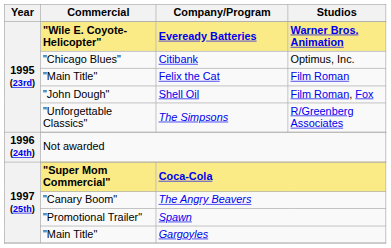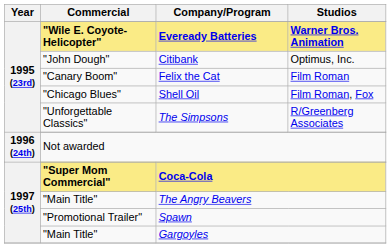(82, 59) "Chicago Blues" -> (76, 59) "John Dough"
(70, 77) "Main Title" -> (80, 77) "Canary Boom"
(76, 94) "John Dough" -> (82, 94) "Chicago Blues"
(80, 200) "Canary Boom" -> (70, 200) "Main Title"
